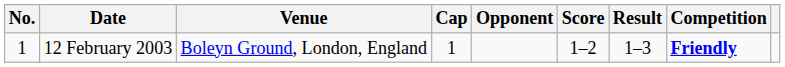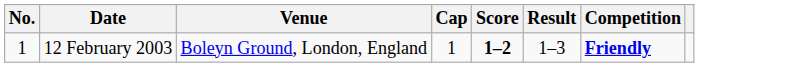- column: (515, 18)
(583, 47) normal -> (497, 47) bold
